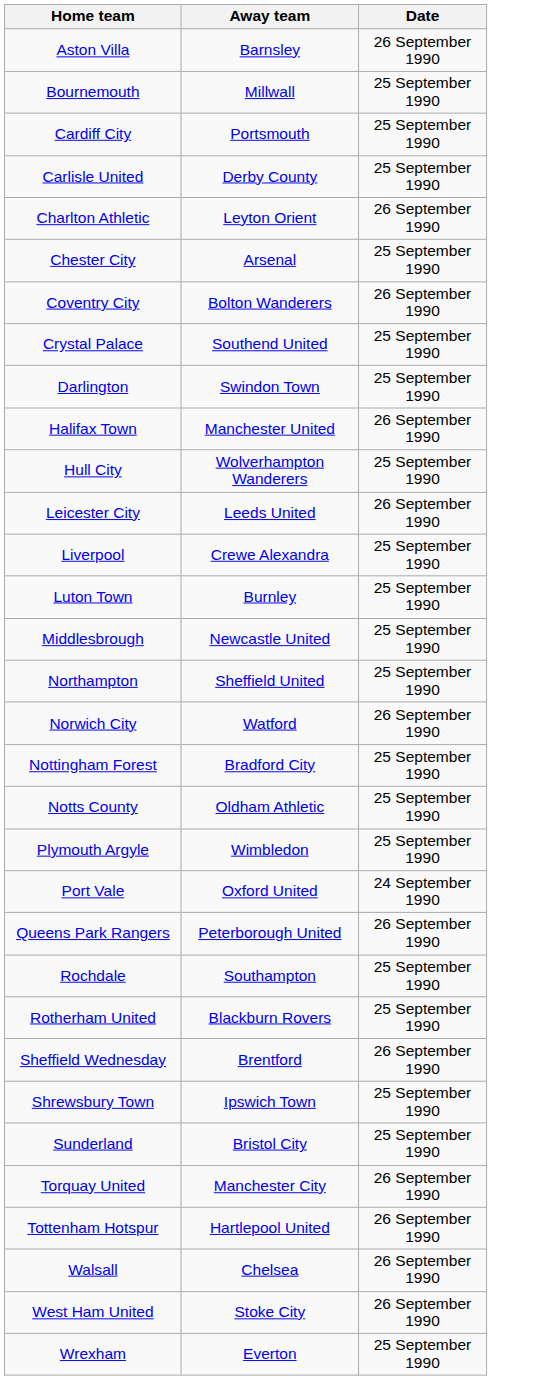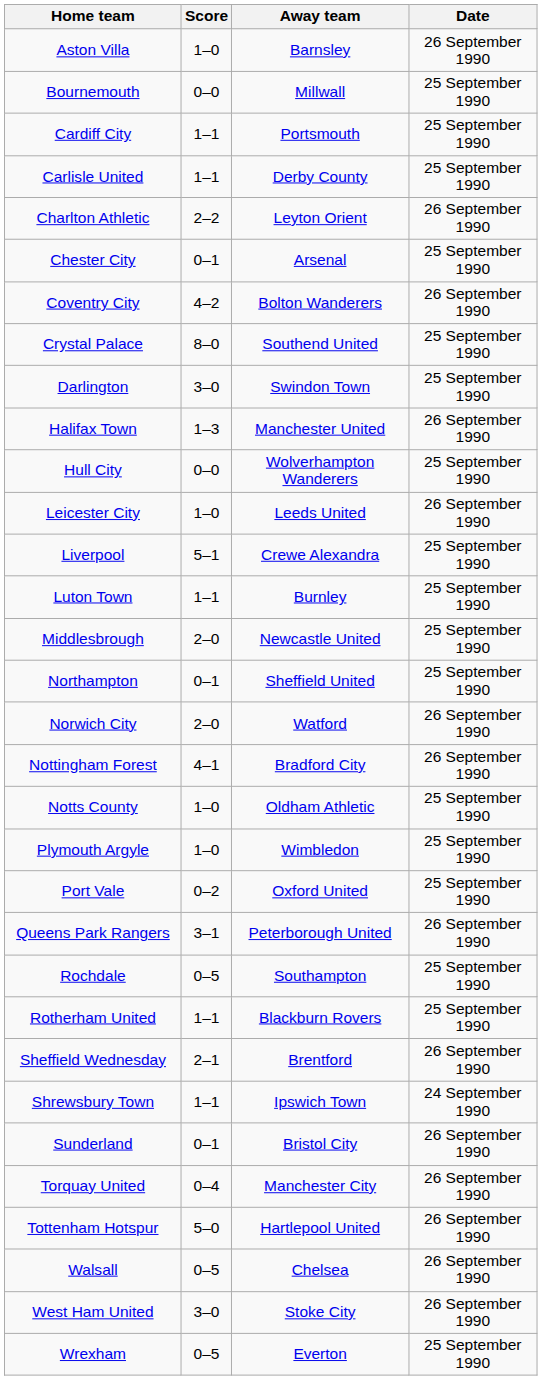+ column: (207, 16)
(422, 765) 25 September 1990 -> (473, 765) 26 September 1990
(422, 891) 24 September 1990 -> (473, 891) 25 September 1990
(422, 1101) 25 September 1990 -> (473, 1101) 24 September 1990
(422, 1144) 25 September 1990 -> (473, 1144) 26 September 1990
